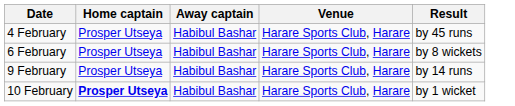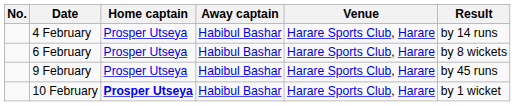+ column: (17, 14)
(444, 33) by 45 runs -> (469, 33) by 14 runs
(444, 71) by 14 runs -> (469, 71) by 45 runs
